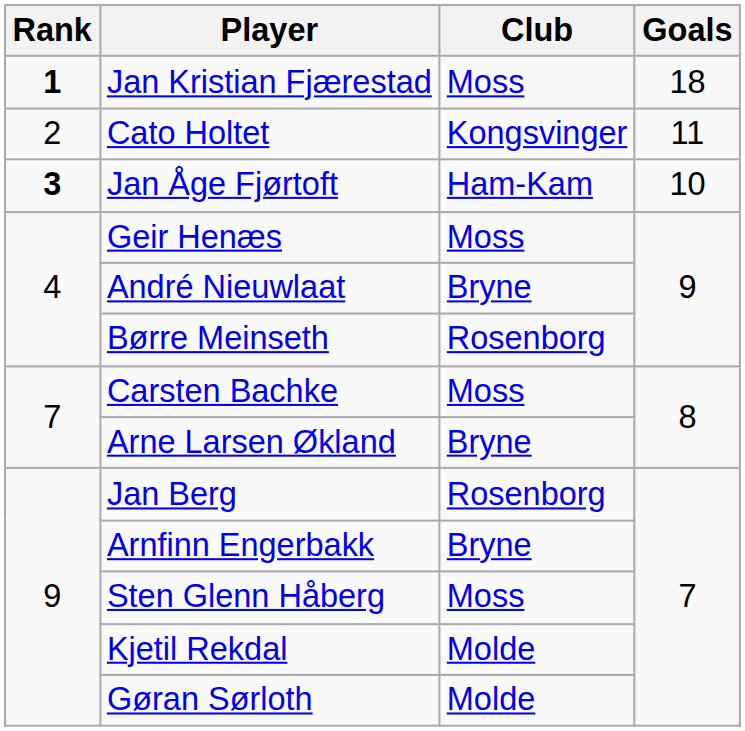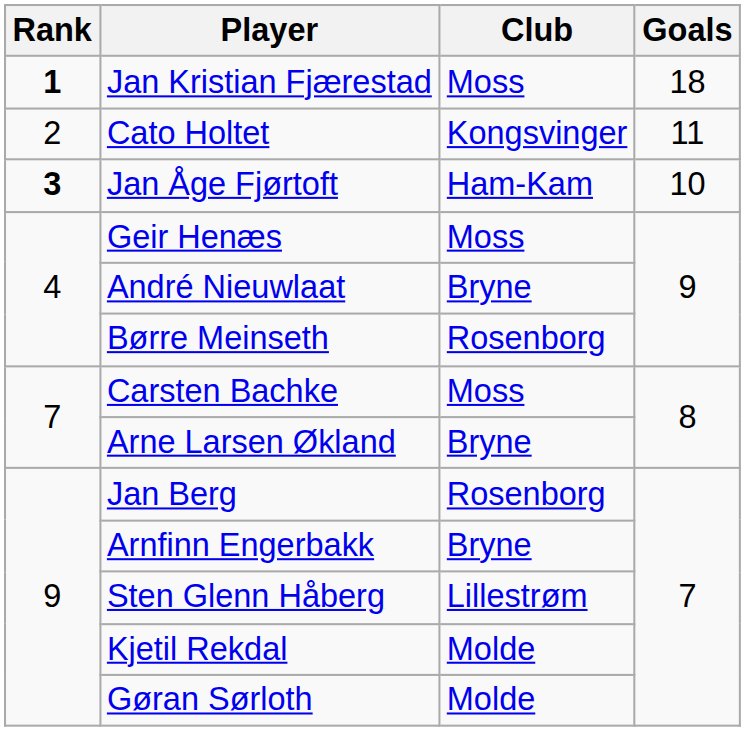(486, 596) Moss -> (517, 596) Lillestrøm
